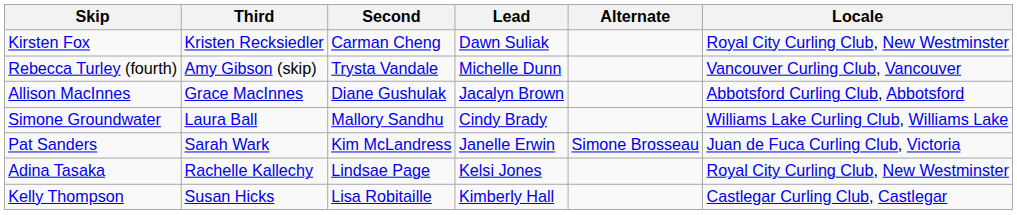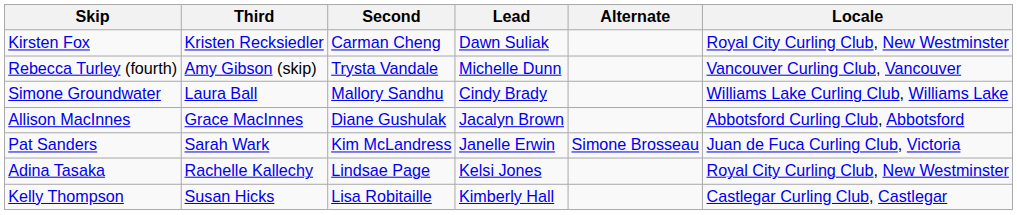rows swapped: (85, 119) <-> (69, 94)
